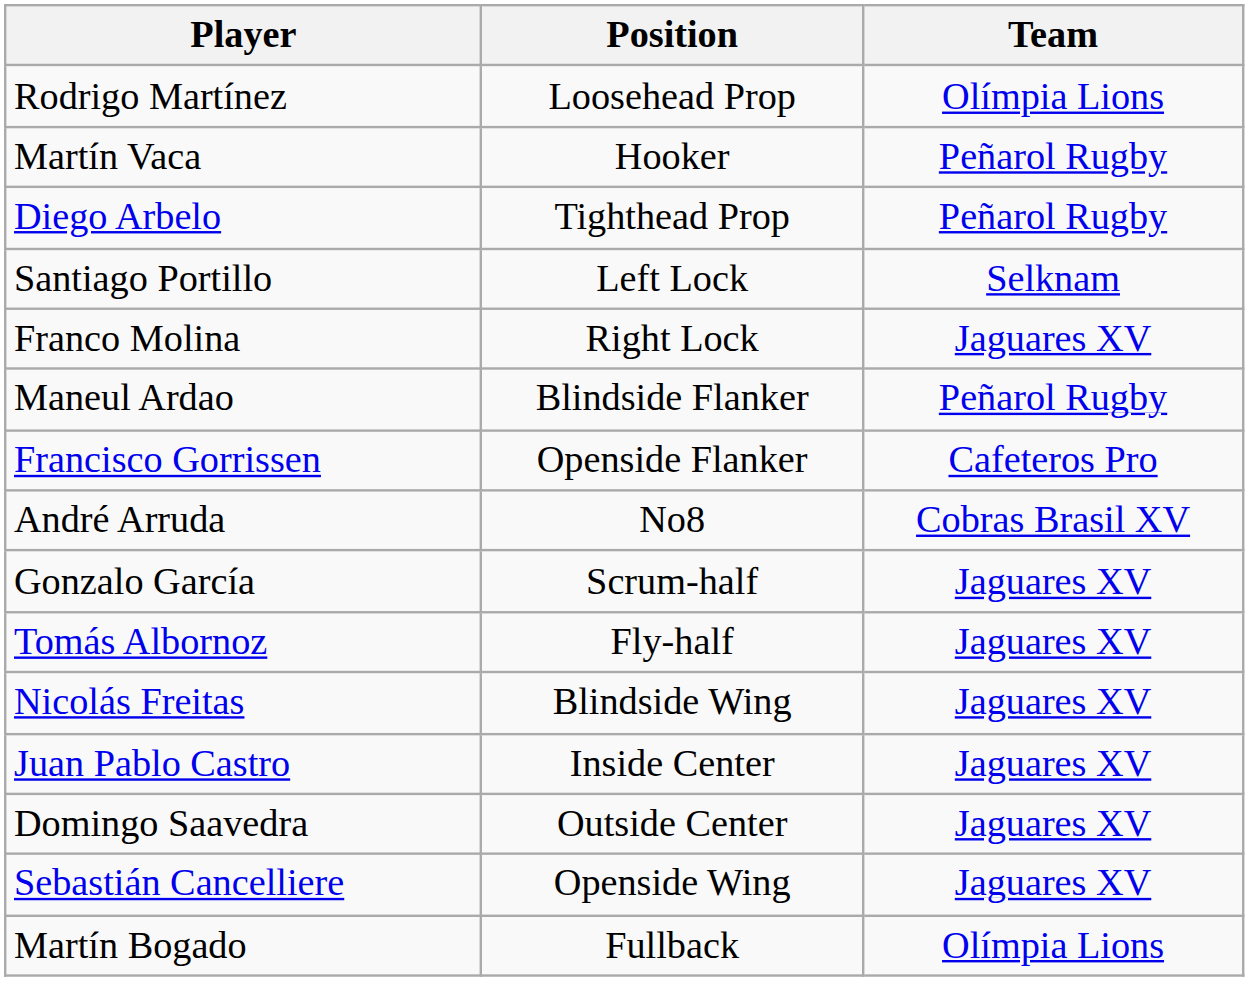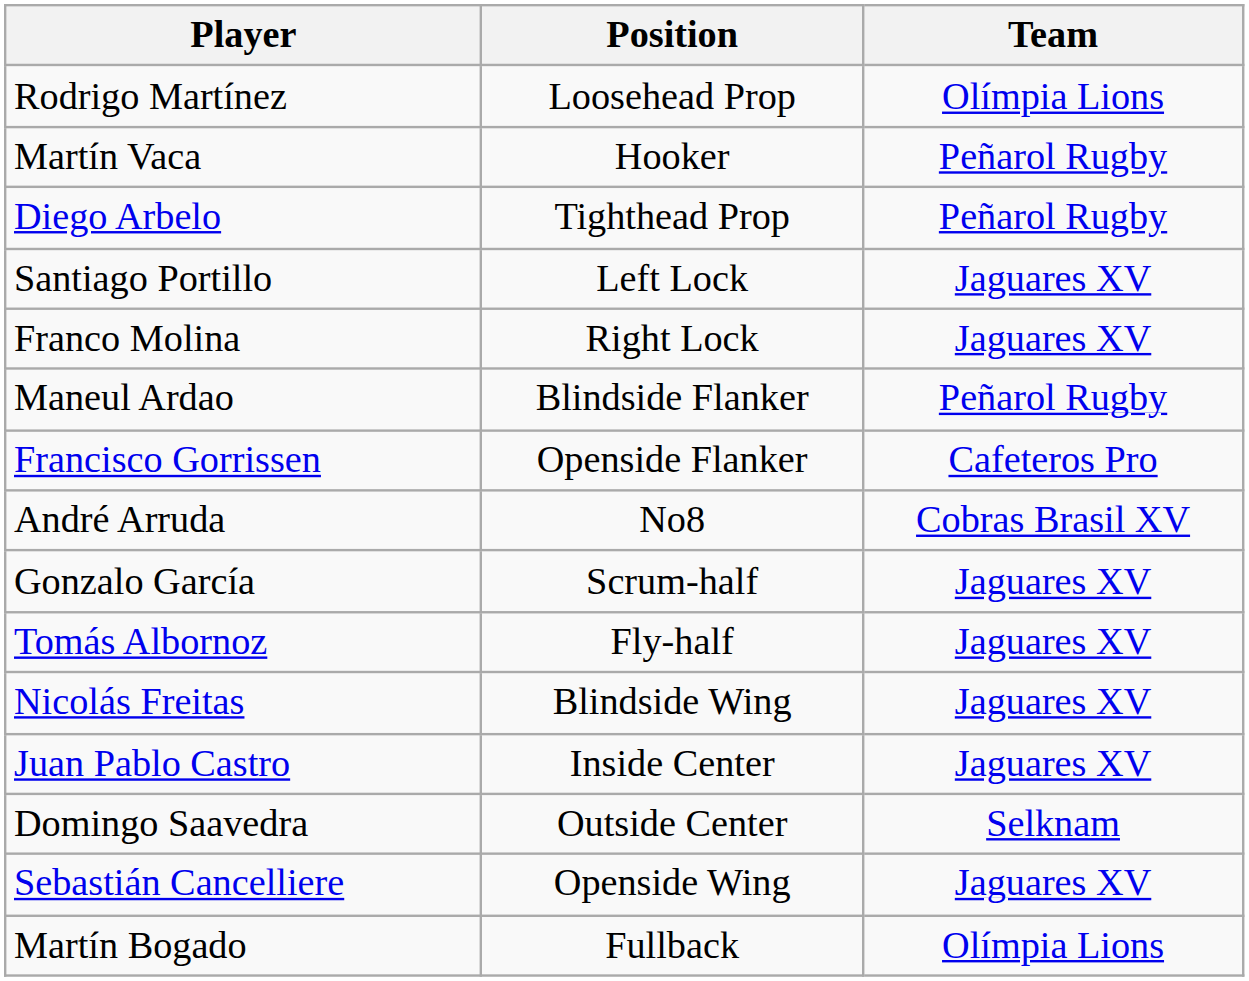(1053, 277) Selknam -> (1053, 277) Jaguares XV
(1053, 823) Jaguares XV -> (1053, 823) Selknam
